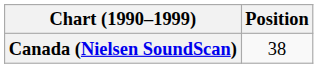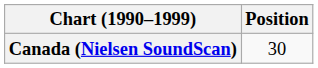(277, 48) 38 -> (277, 48) 30
